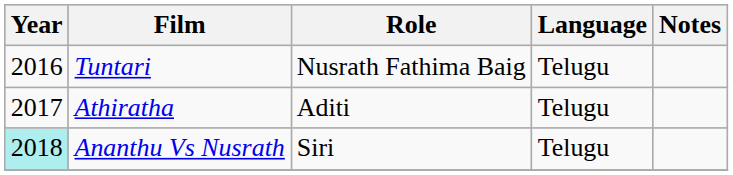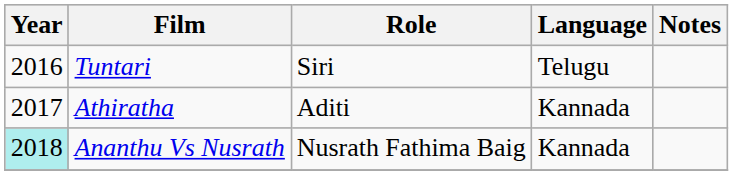(411, 66) Nusrath Fathima Baig -> (316, 66) Siri
(573, 107) Telugu -> (584, 107) Kannada
(316, 148) Siri -> (411, 148) Nusrath Fathima Baig
(573, 148) Telugu -> (584, 148) Kannada
